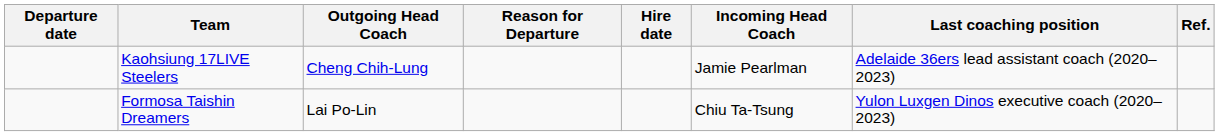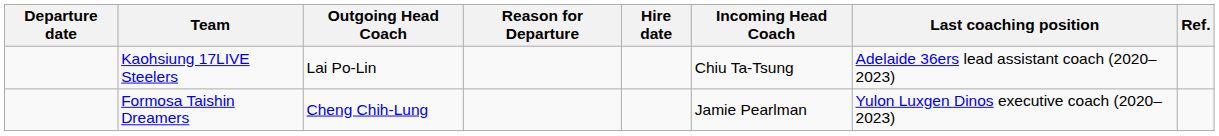(367, 67) Cheng Chih-Lung -> (341, 67) Lai Po-Lin
(751, 67) Jamie Pearlman -> (744, 67) Chiu Ta-Tsung
(341, 109) Lai Po-Lin -> (367, 109) Cheng Chih-Lung
(744, 109) Chiu Ta-Tsung -> (751, 109) Jamie Pearlman
